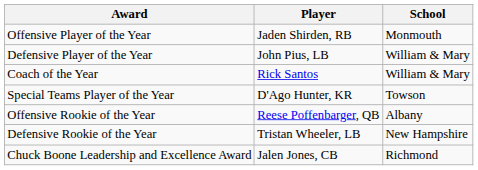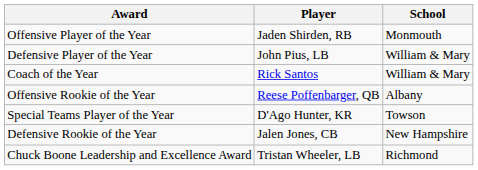rows swapped: (91, 94) <-> (81, 114)
(309, 134) Tristan Wheeler, LB -> (298, 134) Jalen Jones, CB
(298, 154) Jalen Jones, CB -> (309, 154) Tristan Wheeler, LB
